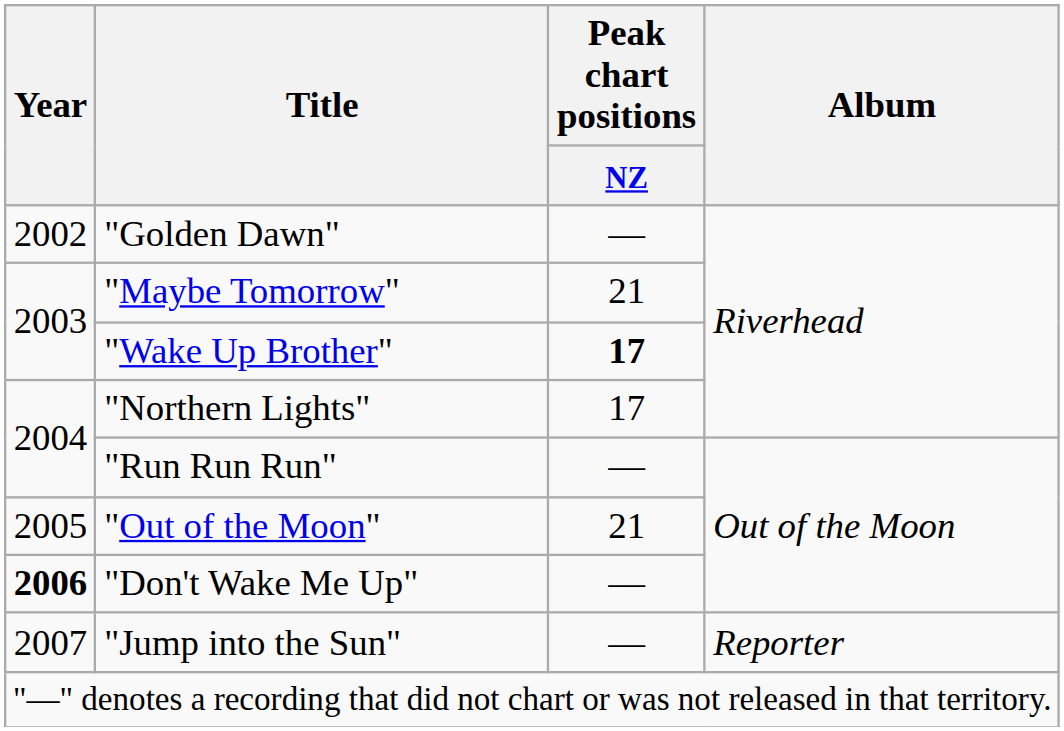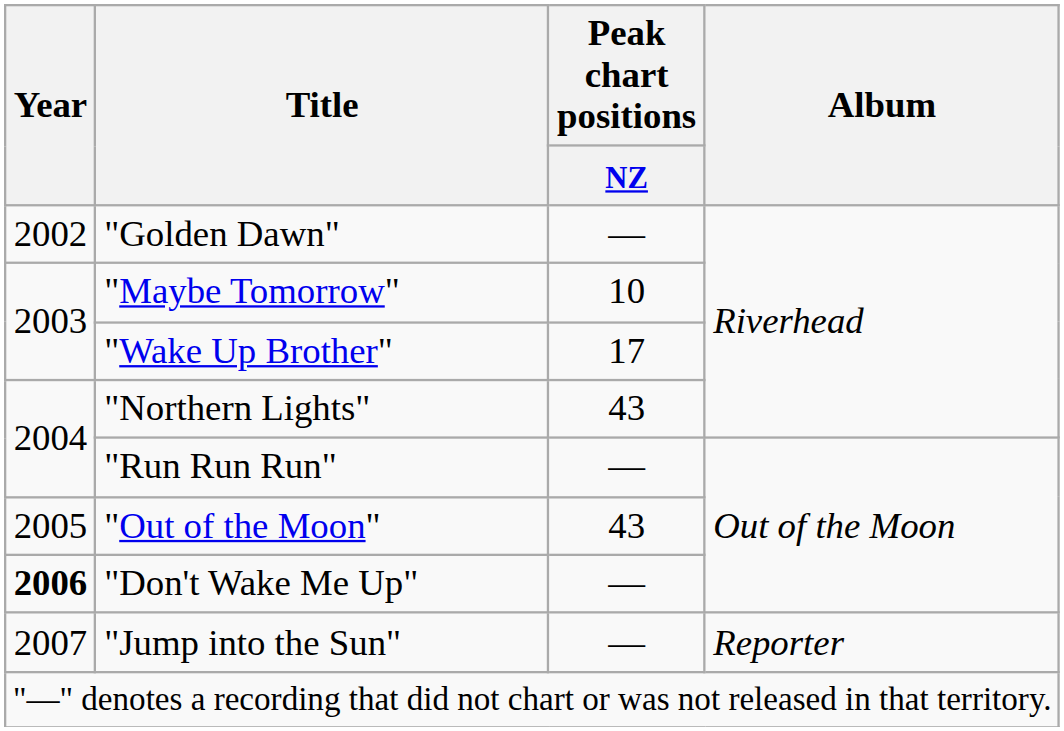(627, 291) 21 -> (627, 291) 10
(627, 349) bold -> (627, 349) normal
(627, 408) 17 -> (627, 408) 43
(627, 525) 21 -> (627, 525) 43
